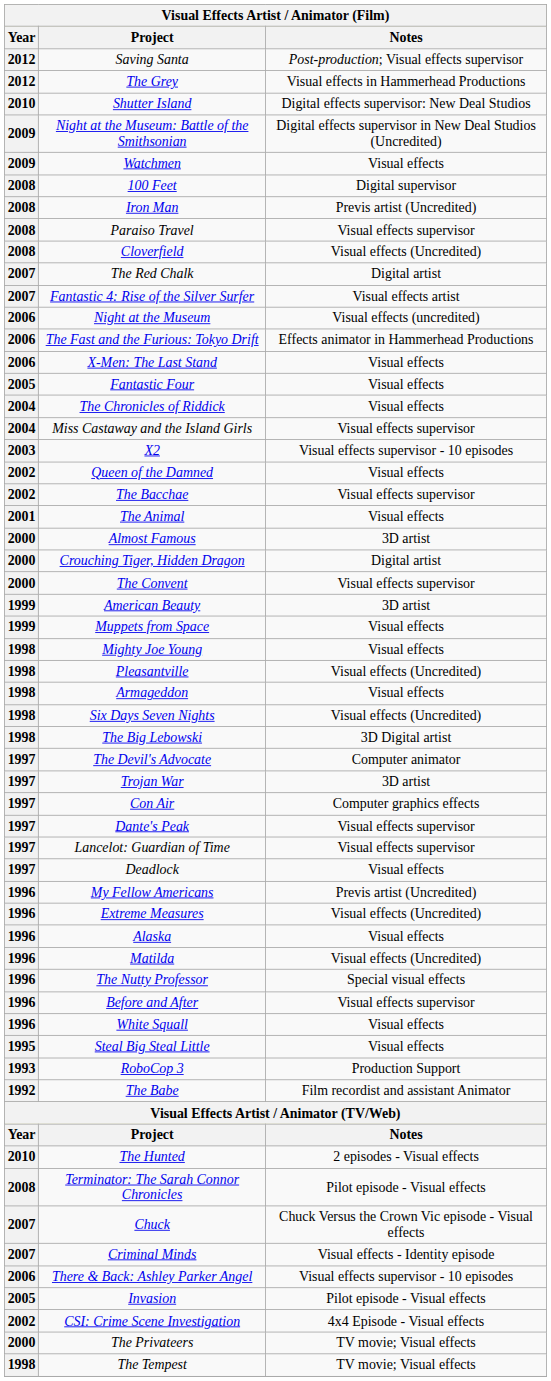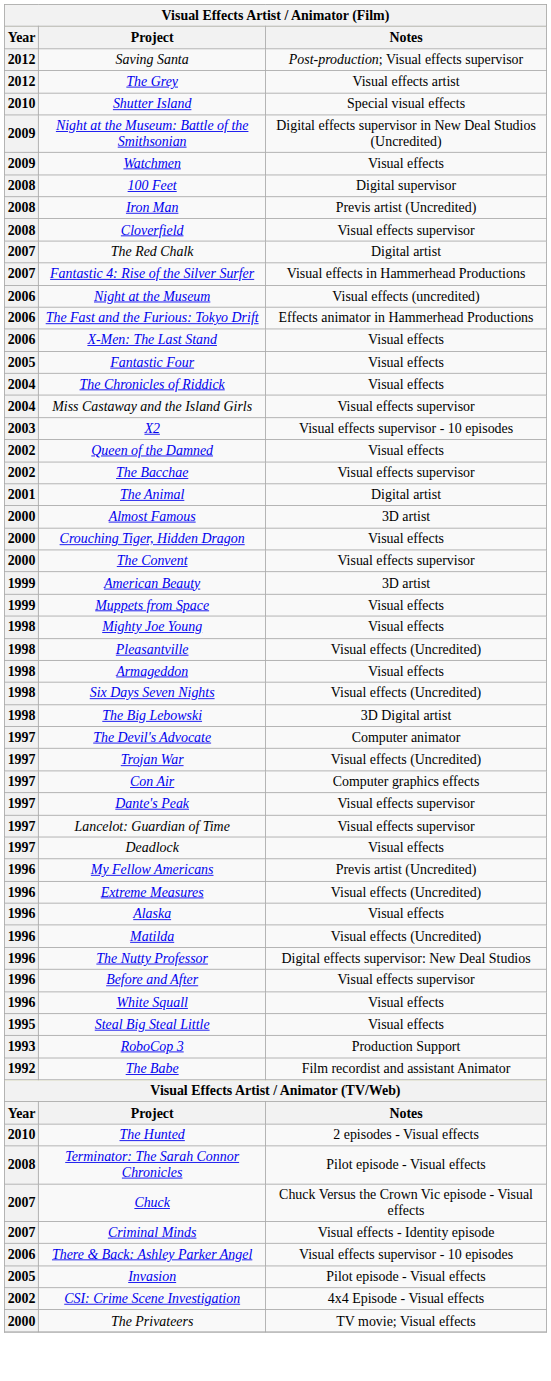(406, 81) Visual effects in Hammerhead Productions -> (406, 81) Visual effects artist
(406, 103) Digital effects supervisor: New Deal Studios -> (406, 103) Special visual effects
- row: (152, 229)
(406, 251) Visual effects (Uncredited) -> (406, 229) Visual effects supervisor
(406, 296) Visual effects artist -> (406, 274) Visual effects in Hammerhead Productions
(406, 516) Visual effects -> (406, 494) Digital artist
(406, 561) Digital artist -> (406, 538) Visual effects
(406, 781) 3D artist -> (406, 759) Visual effects (Uncredited)
(406, 980) Special visual effects -> (406, 958) Digital effects supervisor: New Deal Studios
- row: (152, 1365)
